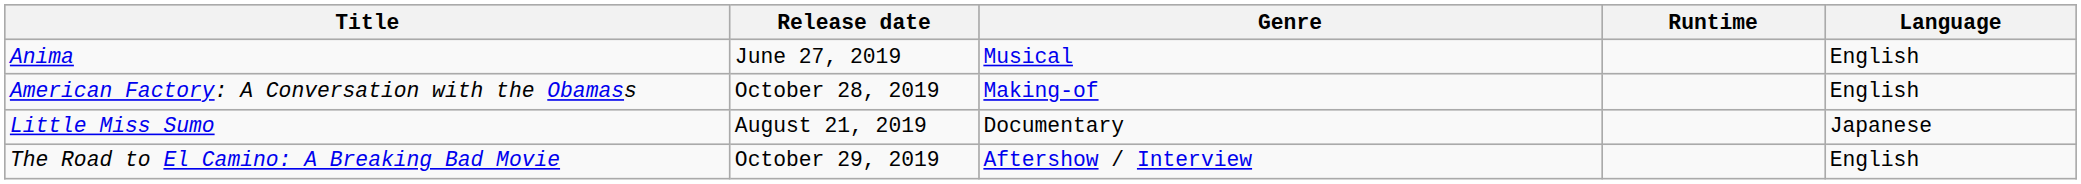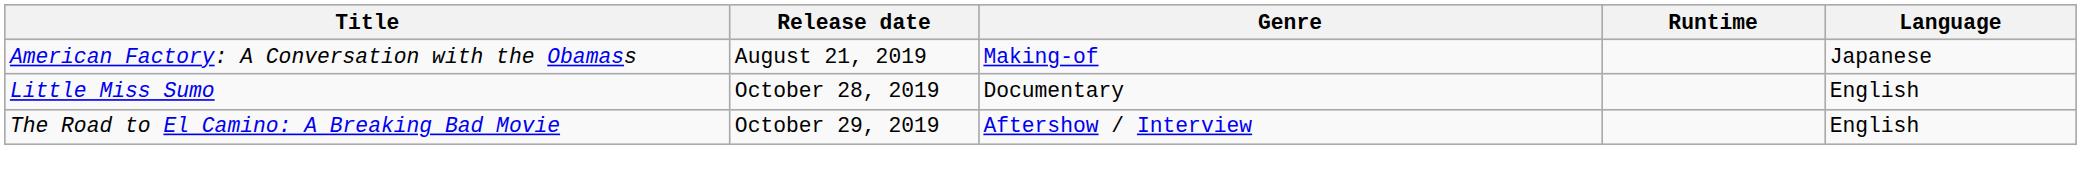- row: (42, 57)
(837, 92) October 28, 2019 -> (831, 57) August 21, 2019
(1874, 92) English -> (1881, 57) Japanese
(831, 126) August 21, 2019 -> (837, 92) October 28, 2019
(1881, 126) Japanese -> (1874, 92) English
